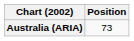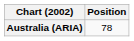(107, 28) 73 -> (107, 28) 78
